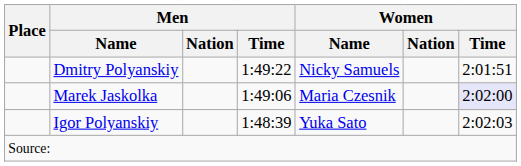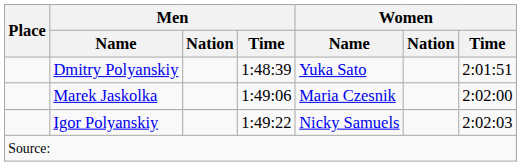(266, 69) 1:49:22 -> (266, 69) 1:48:39
(349, 69) Nicky Samuels -> (333, 69) Yuka Sato
(487, 95) lavender background -> (487, 95) no background
(266, 122) 1:48:39 -> (266, 122) 1:49:22
(333, 122) Yuka Sato -> (349, 122) Nicky Samuels
